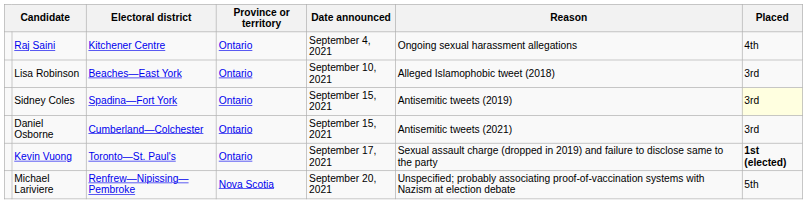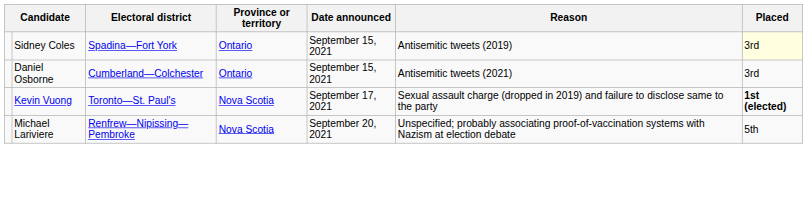- row: (35, 46)
- row: (47, 73)
(236, 157) Ontario -> (246, 101) Nova Scotia
